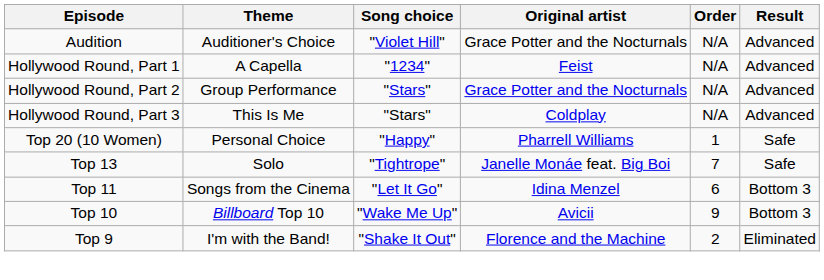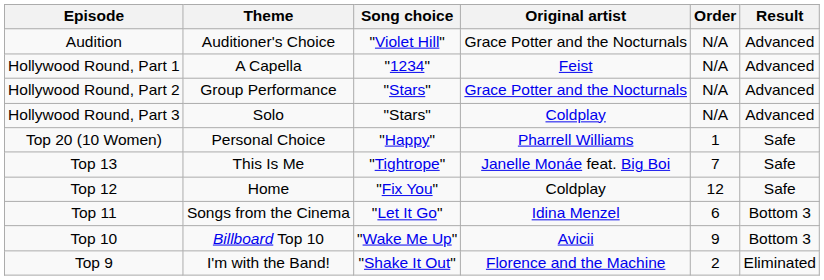(268, 115) This Is Me -> (268, 115) Solo
(268, 164) Solo -> (268, 164) This Is Me
+ row: (94, 189)
